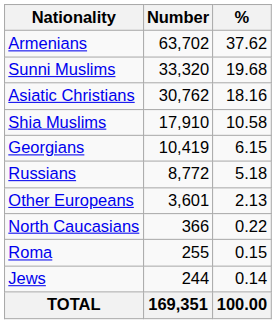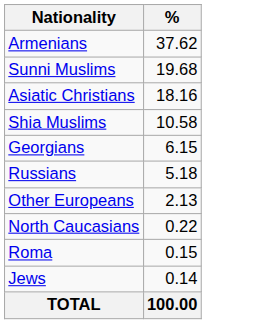- column: (178, 17)
